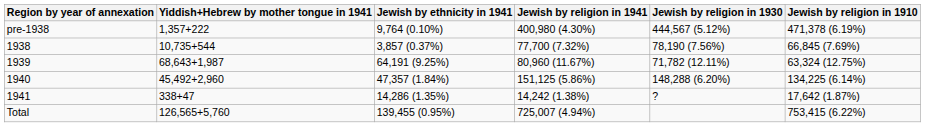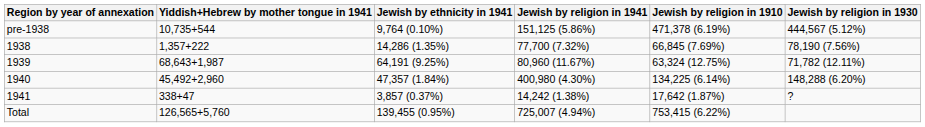columns swapped: (717, 12) <-> (853, 12)
(184, 29) 1,357+222 -> (187, 29) 10,735+544
(556, 29) 400,980 (4.30%) -> (556, 29) 151,125 (5.86%)
(187, 46) 10,735+544 -> (184, 46) 1,357+222
(410, 46) 3,857 (0.37%) -> (413, 46) 14,286 (1.35%)
(556, 79) 151,125 (5.86%) -> (556, 79) 400,980 (4.30%)
(413, 96) 14,286 (1.35%) -> (410, 96) 3,857 (0.37%)
